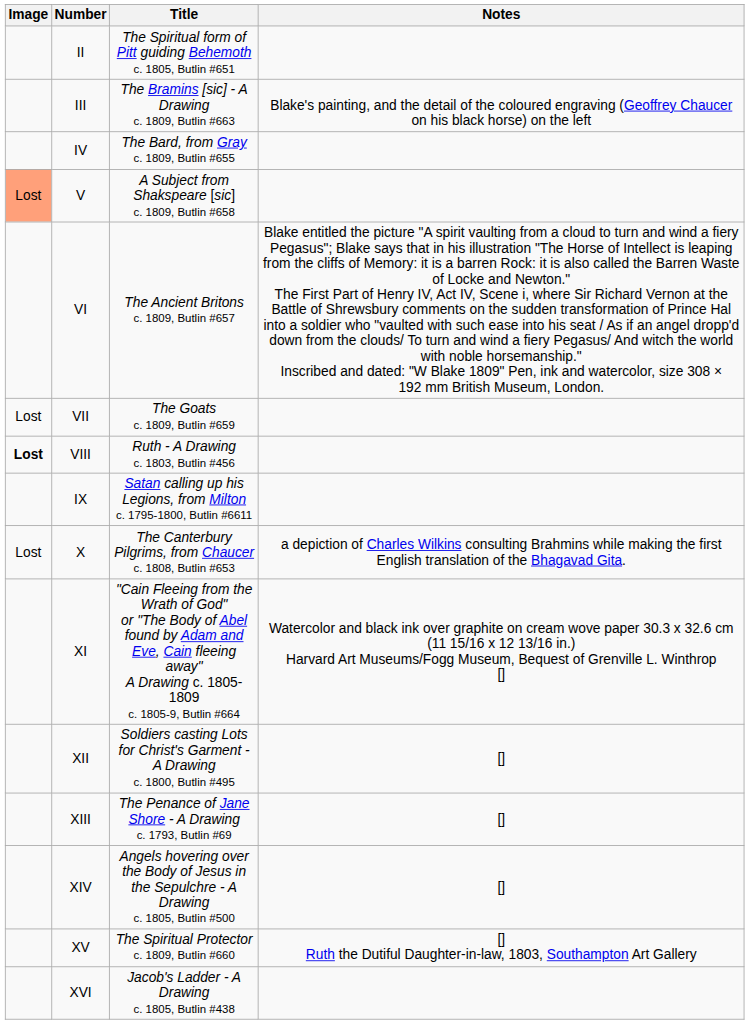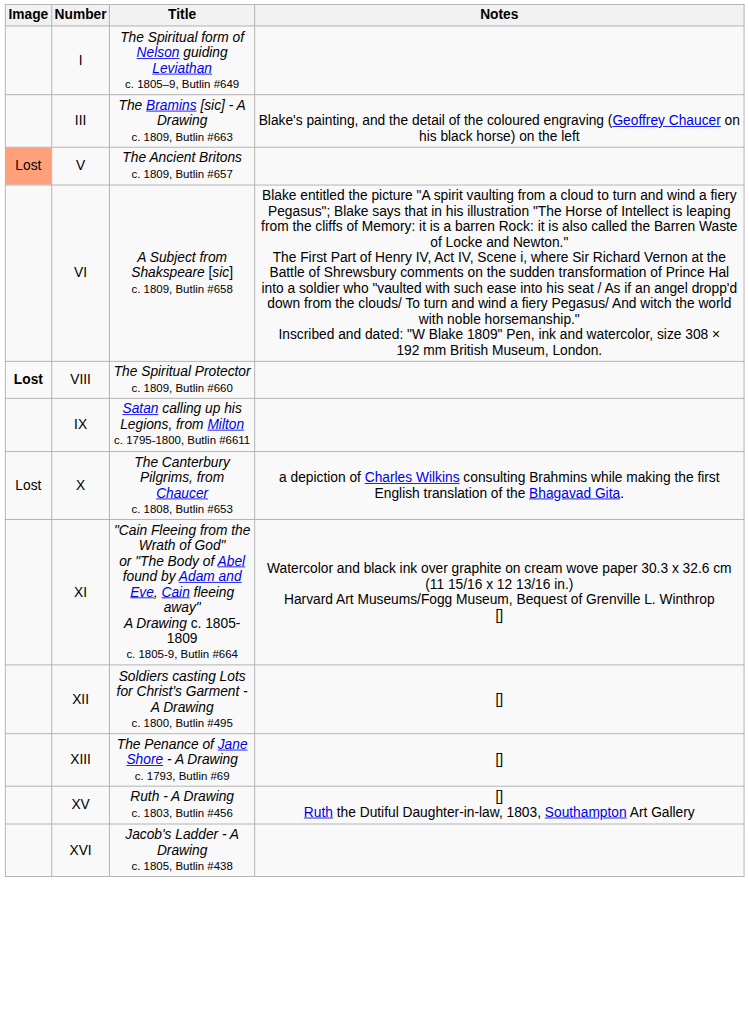+ row: (81, 60)
- row: (81, 52)
- row: (81, 150)
(184, 195) A Subject from Shakspeare [sic] c. 1809, Butlin #658 -> (182, 166) The Ancient Britons c. 1809, Butlin #657
(184, 310) The Ancient Britons c. 1809, Butlin #657 -> (182, 272) A Subject from Shakspeare [sic] c. 1809, Butlin #658
- row: (81, 417)
(184, 454) Ruth - A Drawing c. 1803, Butlin #456 -> (182, 379) The Spiritual Protector c. 1809, Butlin #660
- row: (81, 887)
(184, 947) The Spiritual Protector c. 1809, Butlin #660 -> (182, 804) Ruth - A Drawing c. 1803, Butlin #456
